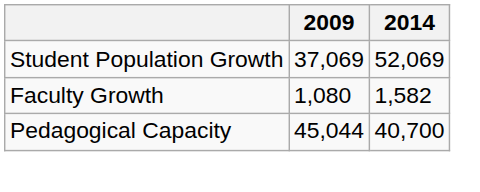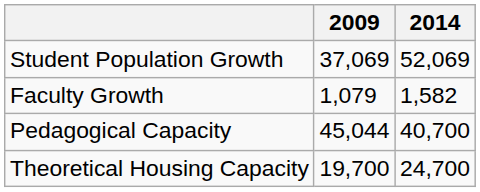(323, 95) 1,080 -> (348, 95) 1,079
+ row: (159, 167)
